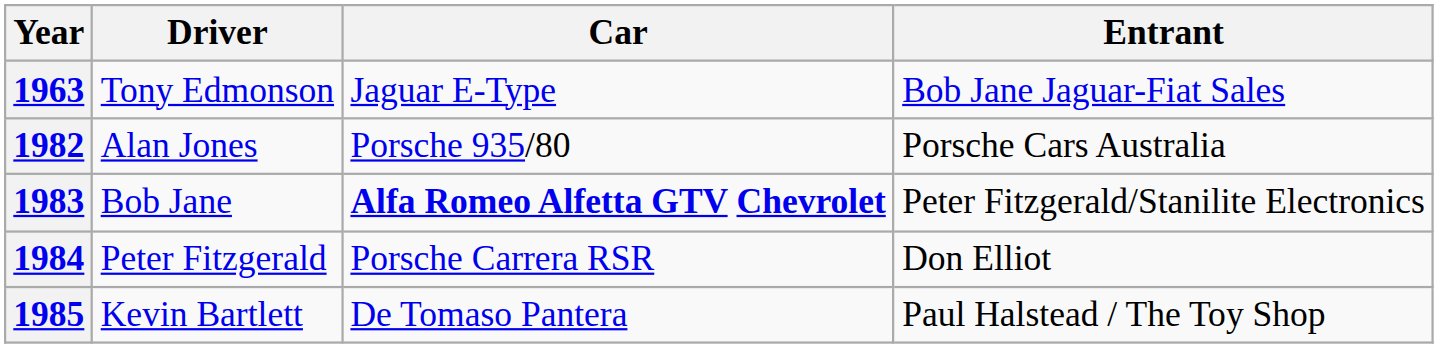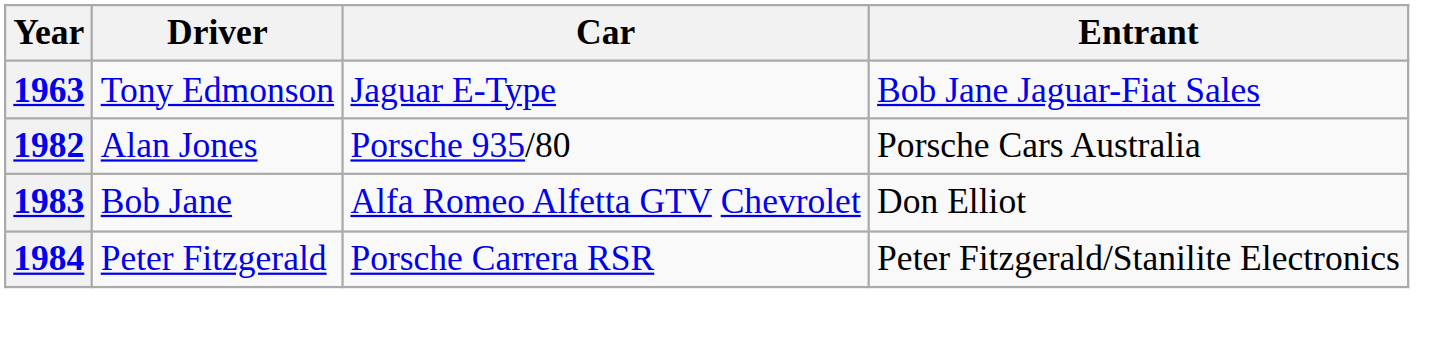(618, 201) bold -> (606, 201) normal
(1164, 201) Peter Fitzgerald/Stanilite Electronics -> (952, 201) Don Elliot
(977, 257) Don Elliot -> (1139, 257) Peter Fitzgerald/Stanilite Electronics
- row: (49, 314)
